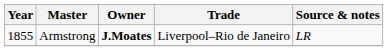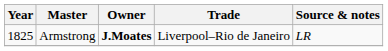(20, 35) 1855 -> (20, 35) 1825
